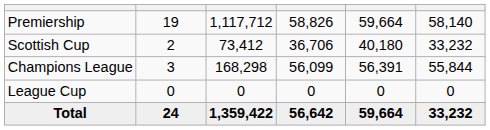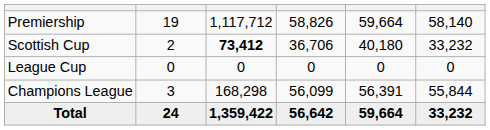(241, 45) normal -> (241, 45) bold
rows swapped: (47, 91) <-> (70, 68)
